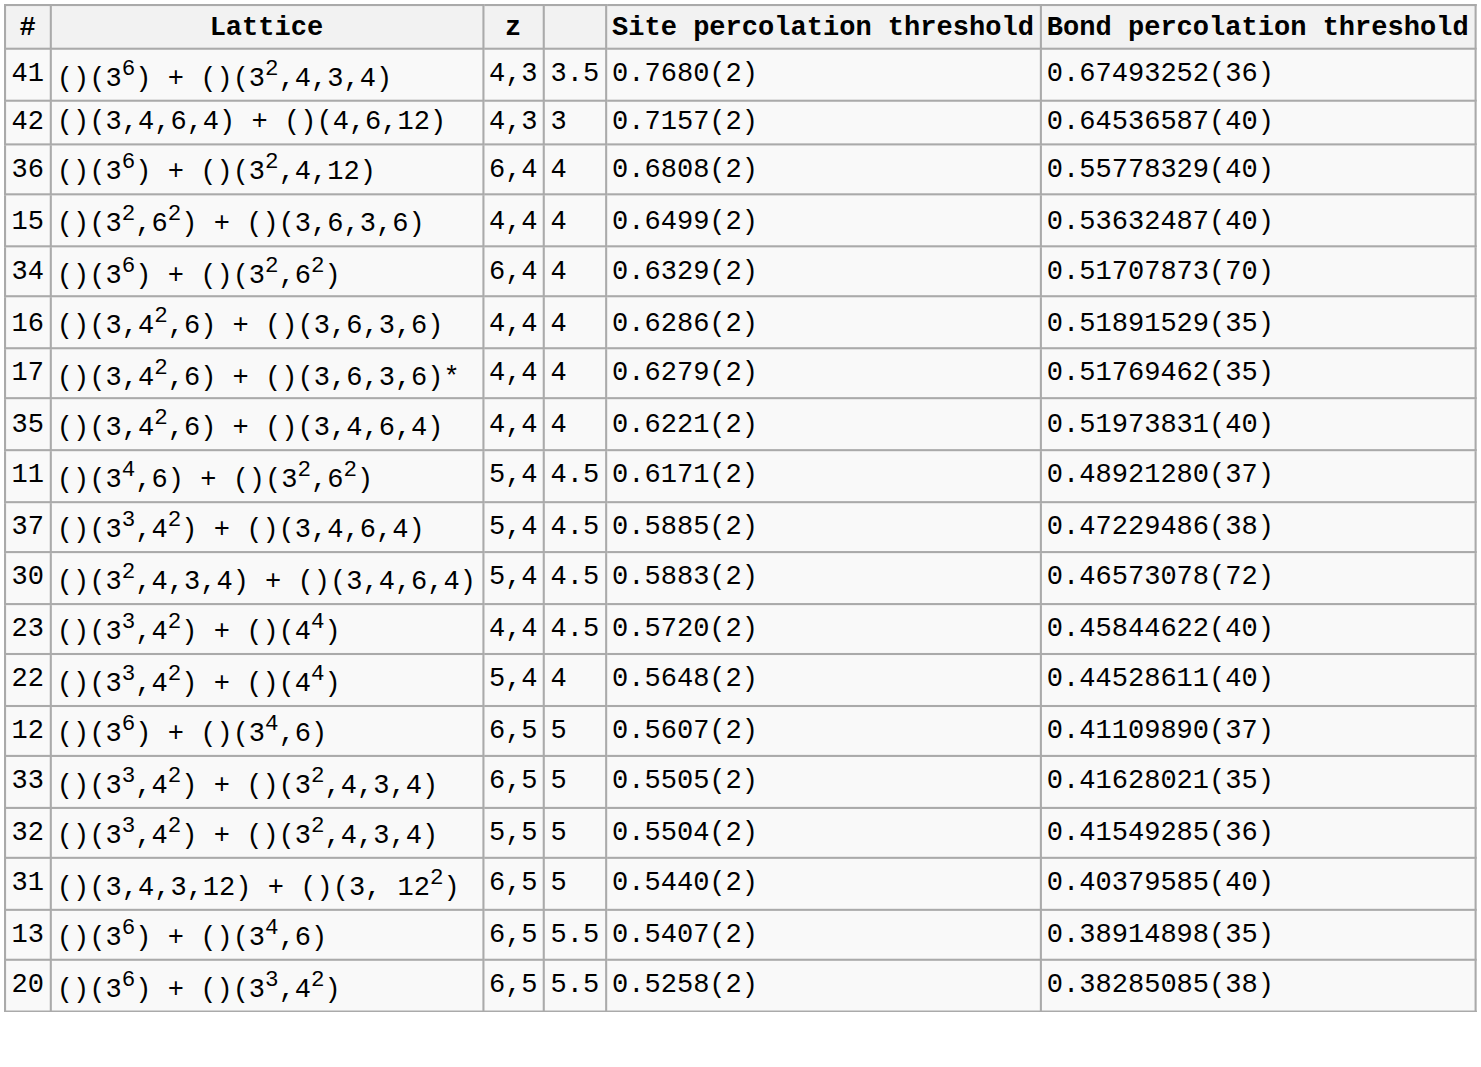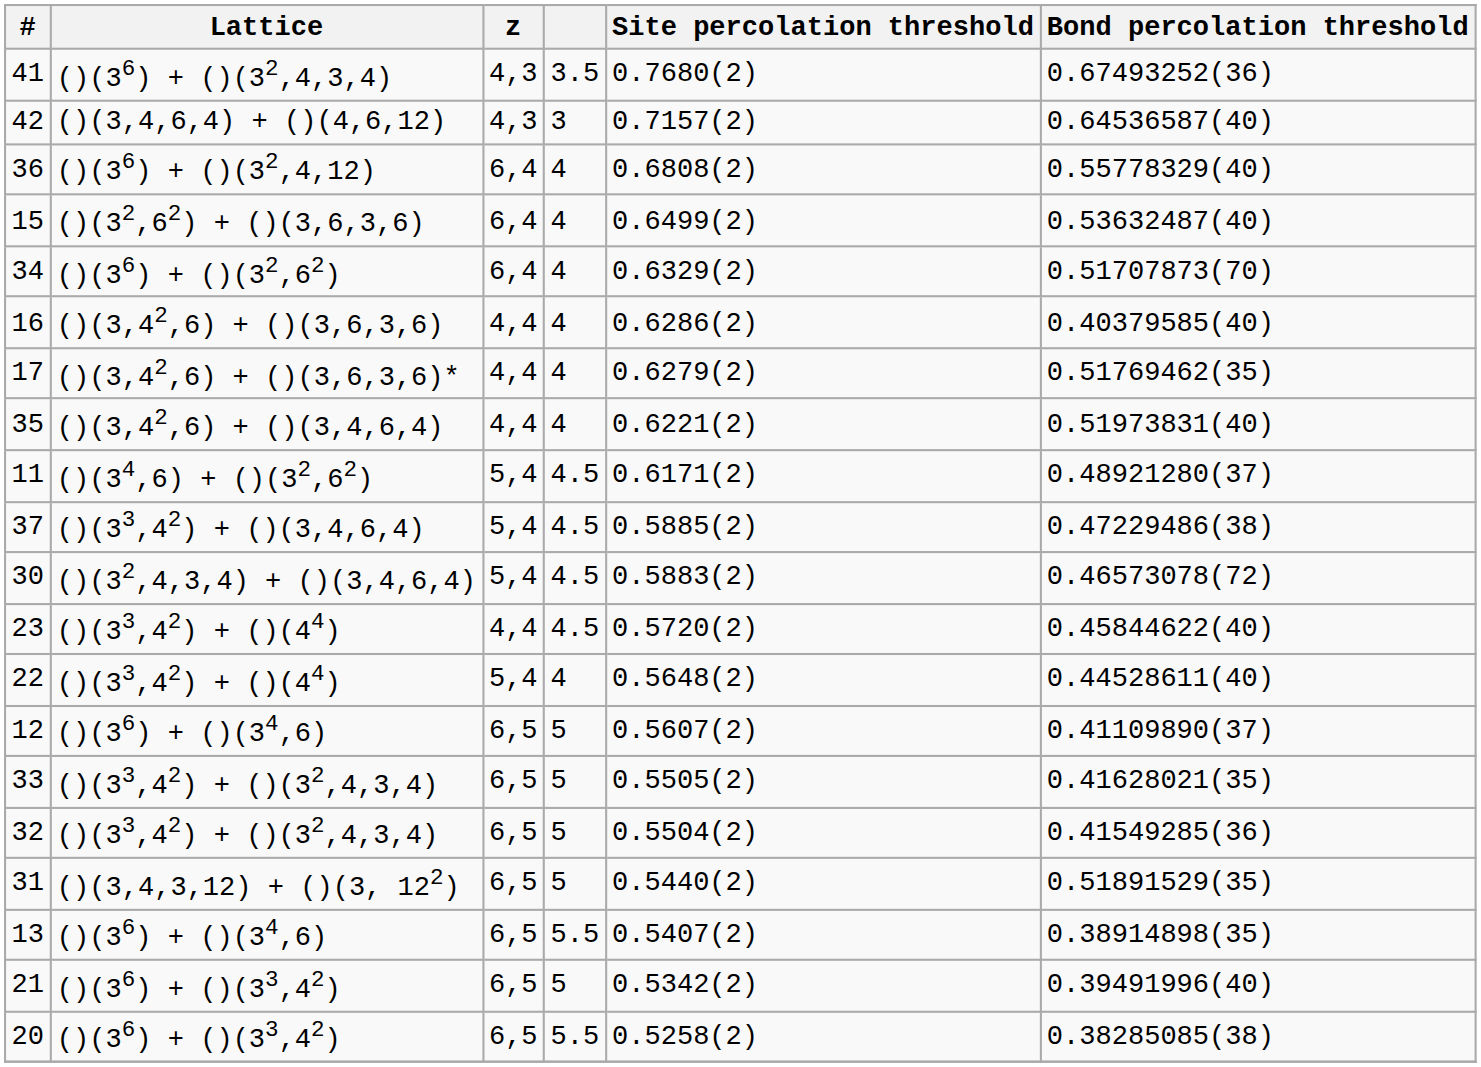(513, 221) 4,4 -> (513, 221) 6,4
(1160, 323) 0.51891529(35) -> (1160, 323) 0.40379585(40)
(513, 833) 5,5 -> (513, 833) 6,5
(1160, 884) 0.40379585(40) -> (1160, 884) 0.51891529(35)
+ row: (28, 986)
